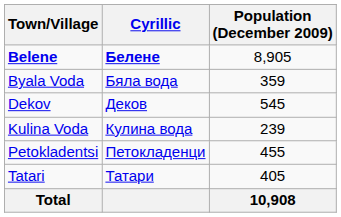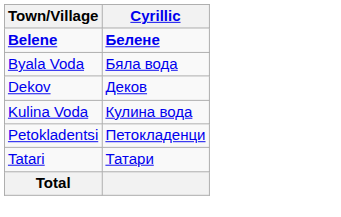- column: (273, 24)
